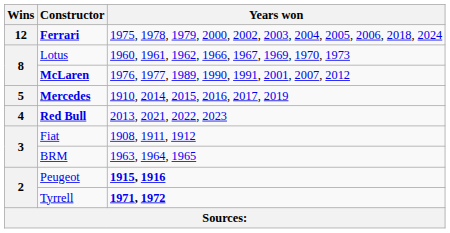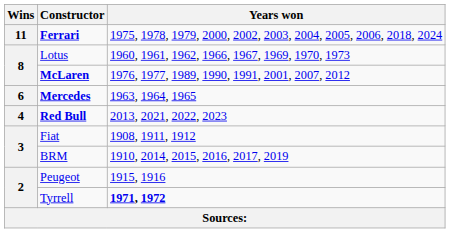(21, 35) 12 -> (21, 35) 11
(21, 96) 5 -> (21, 96) 6
(199, 96) 1910, 2014, 2015, 2016, 2017, 2019 -> (153, 96) 1963, 1964, 1965
(153, 156) 1963, 1964, 1965 -> (199, 156) 1910, 2014, 2015, 2016, 2017, 2019
(138, 177) bold -> (138, 177) normal
